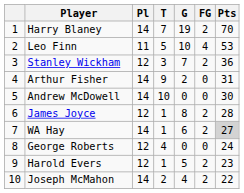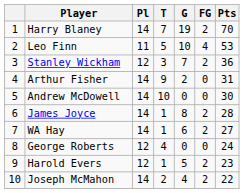(143, 113) 12 -> (143, 113) 14
(227, 130) lightgrey background -> (227, 130) no background
